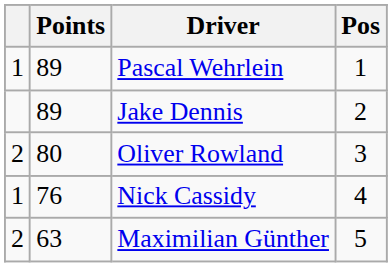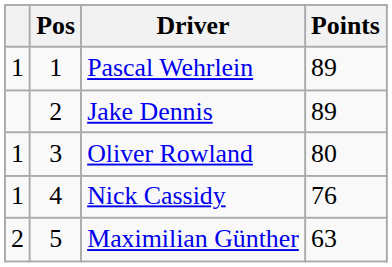columns swapped: (361, 25) <-> (71, 25)
(18, 153) 2 -> (18, 153) 1
